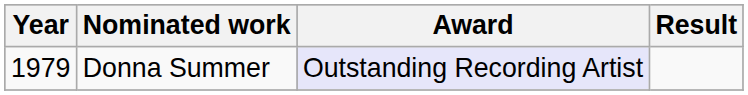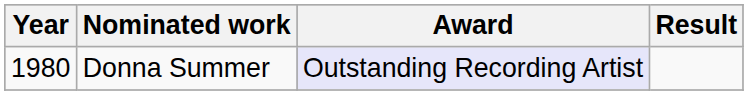(41, 68) 1979 -> (41, 68) 1980
